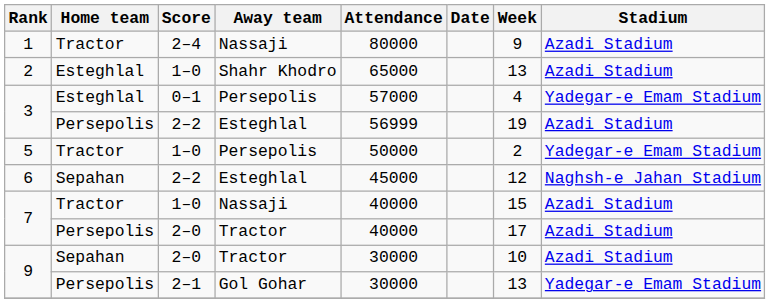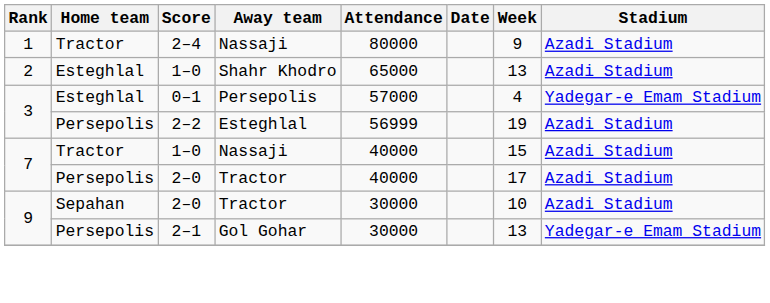- row: (28, 151)
- row: (28, 178)
